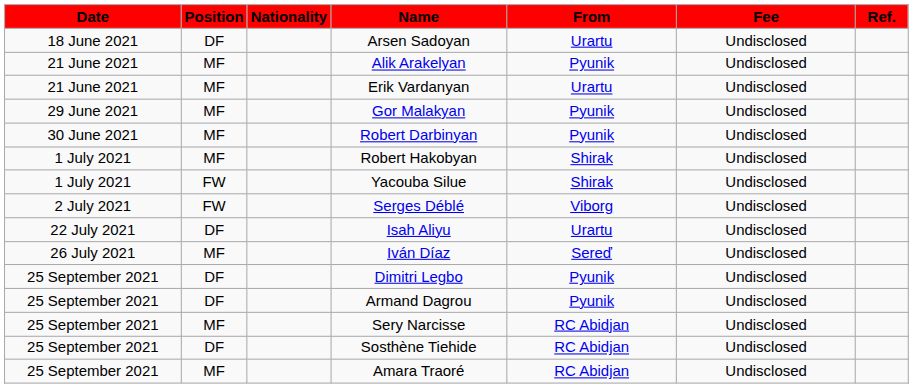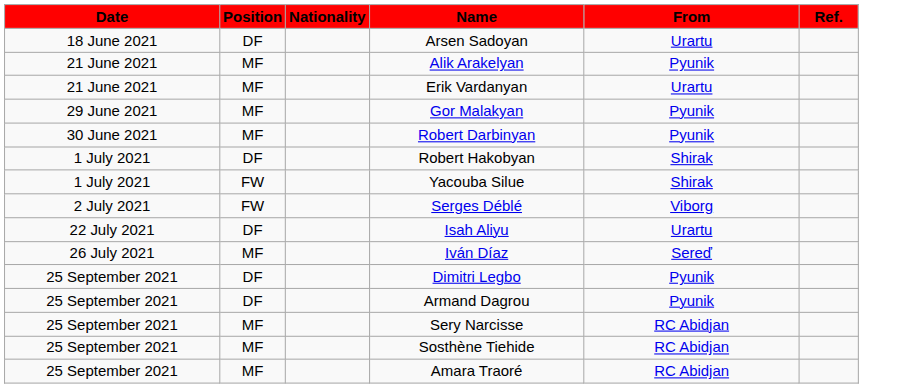- column: (766, 17)
(214, 159) MF -> (253, 159) DF
(214, 348) DF -> (253, 348) MF
